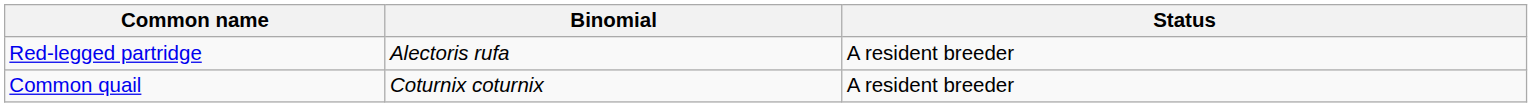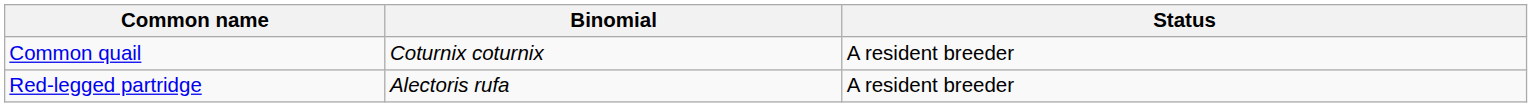rows swapped: (106, 53) <-> (75, 85)
